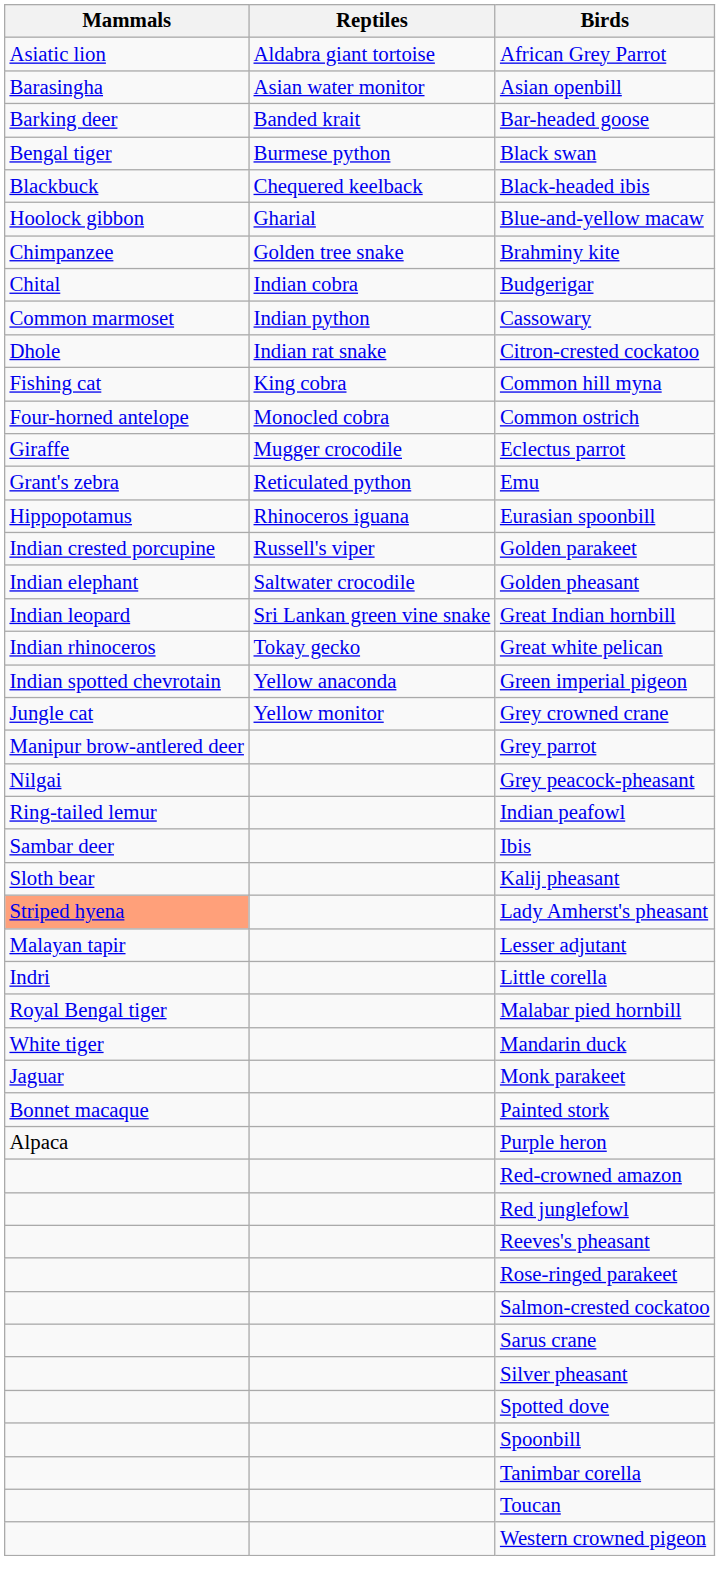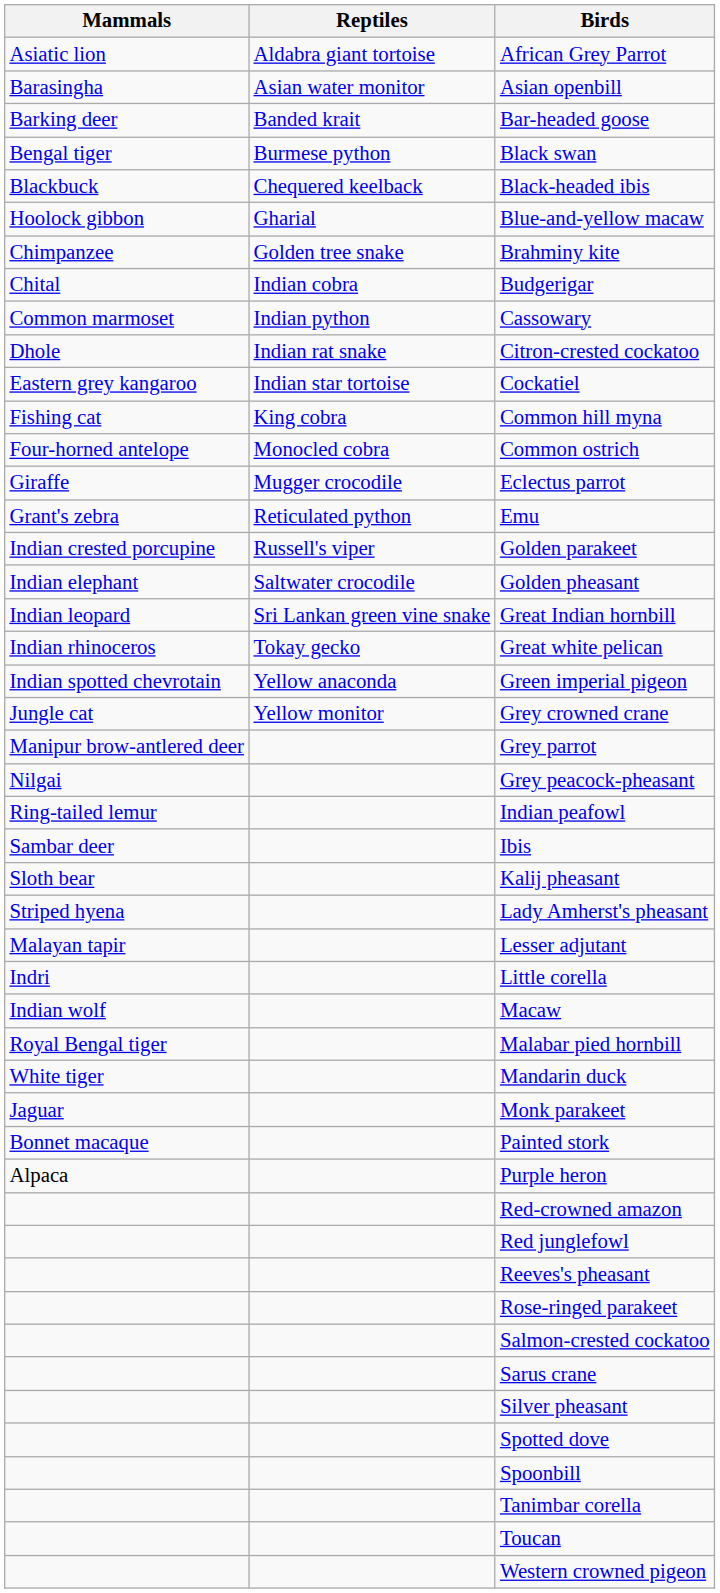+ row: (540, 383)
- row: (578, 515)
(67, 911) lightsalmon background -> (67, 911) no background
+ row: (531, 1010)
